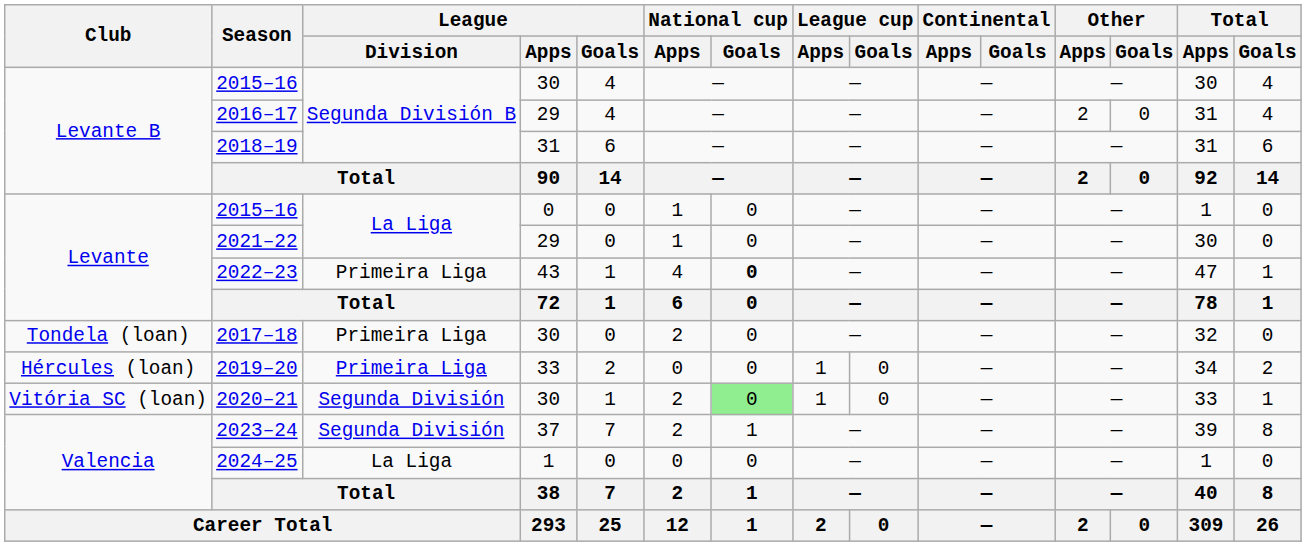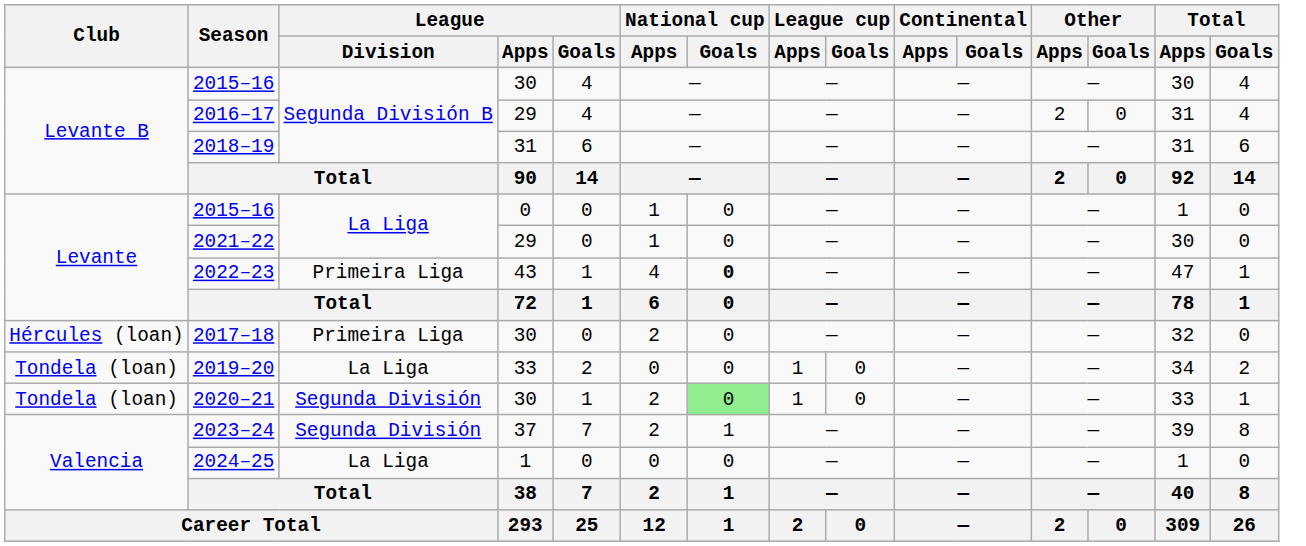(108, 336) Tondela (loan) -> (97, 336) Hércules (loan)
(108, 368) Hércules (loan) -> (97, 368) Tondela (loan)
(411, 368) Primeira Liga -> (388, 368) La Liga
(108, 399) Vitória SC (loan) -> (97, 399) Tondela (loan)
